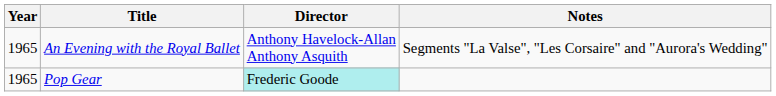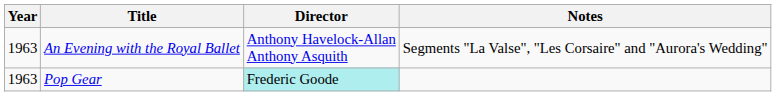(23, 47) 1965 -> (23, 47) 1963
(23, 79) 1965 -> (23, 79) 1963
